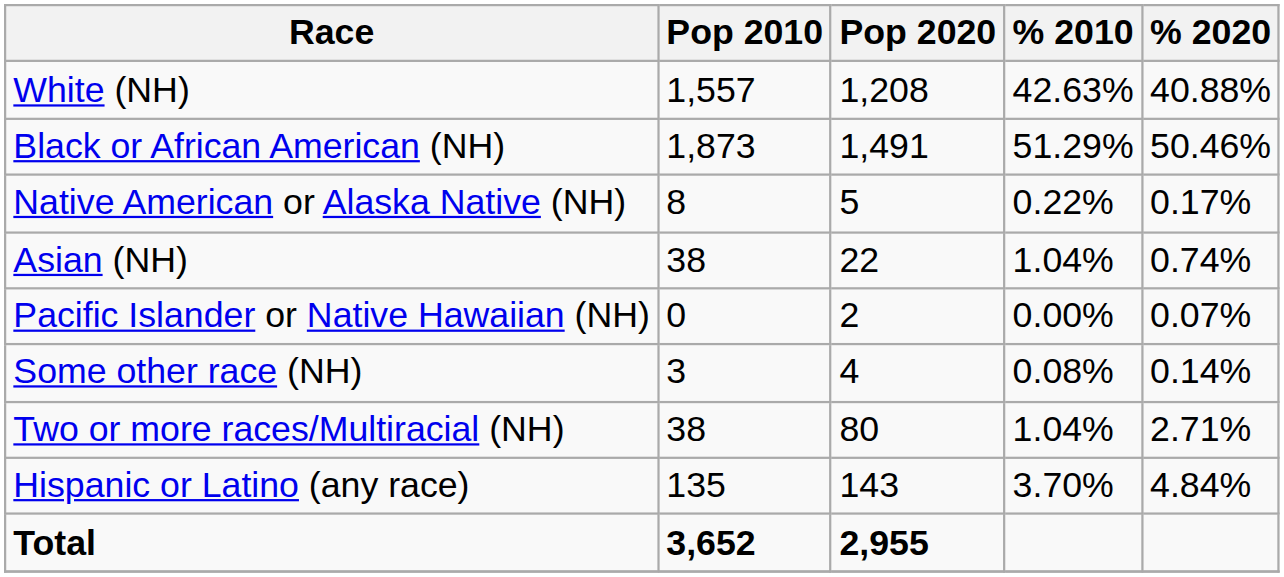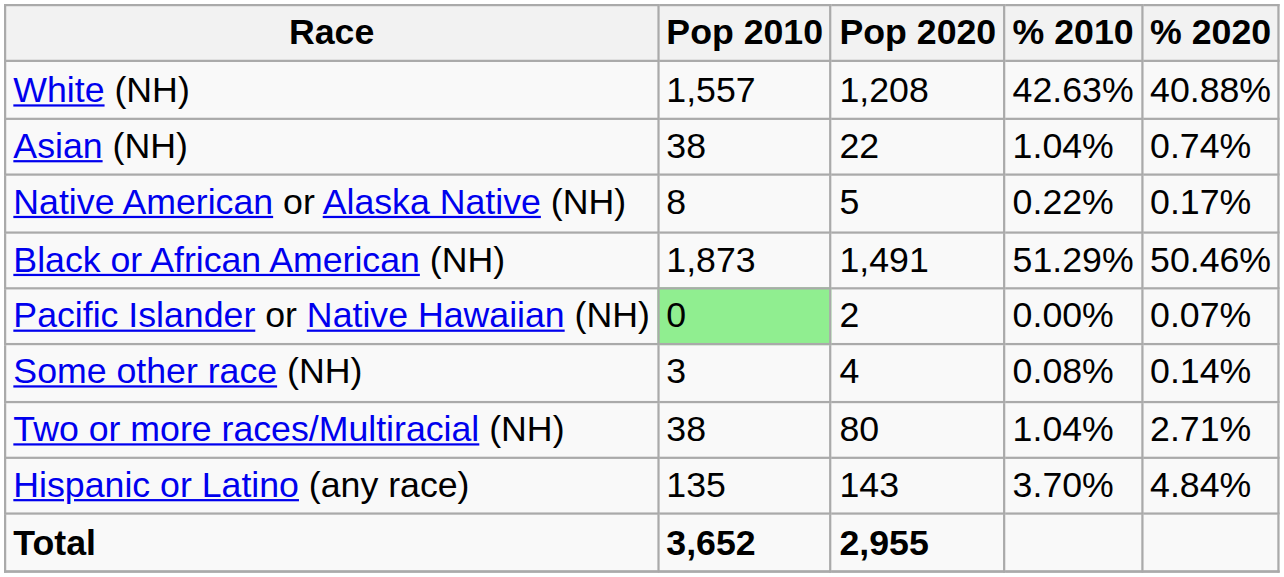rows swapped: (259, 145) <-> (101, 259)
(676, 315) no background -> (676, 315) lightgreen background
